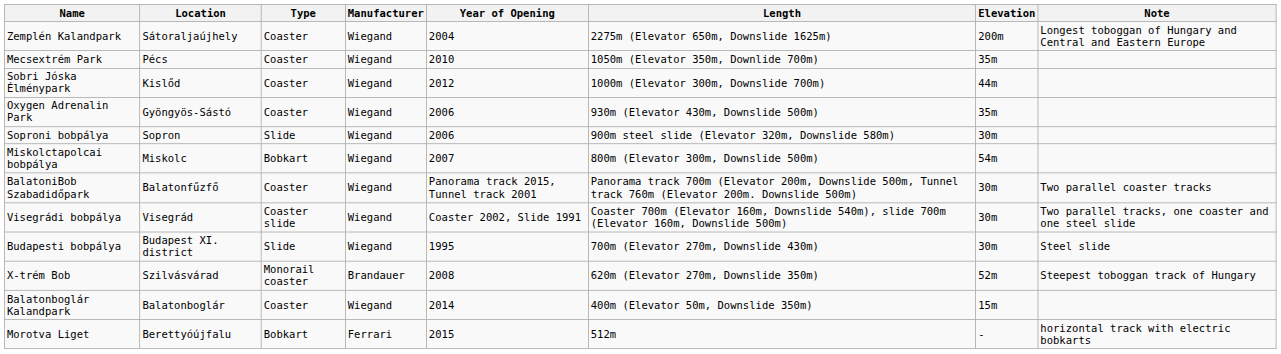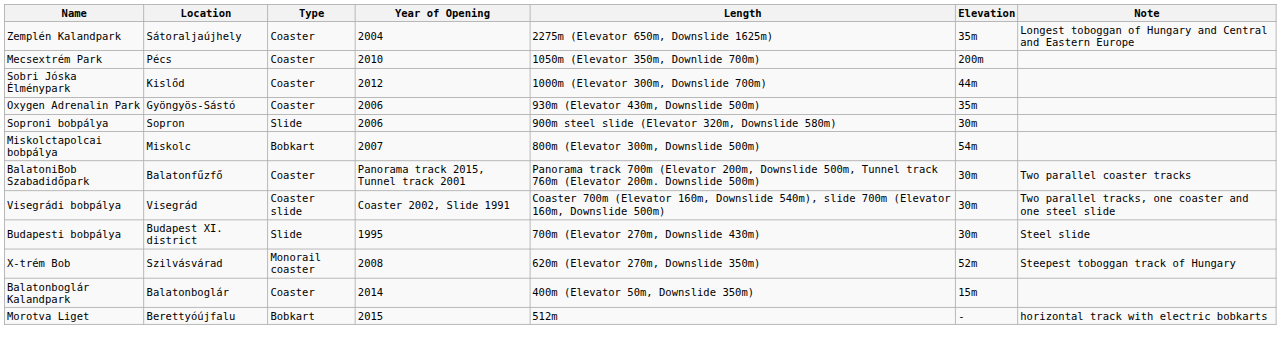- column: (386, 13)
(991, 36) 200m -> (968, 36) 35m
(988, 59) 35m -> (971, 59) 200m
